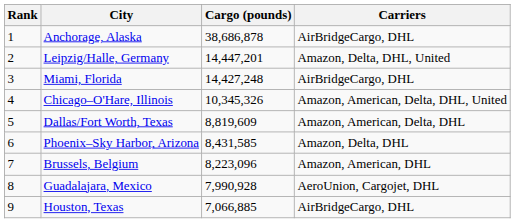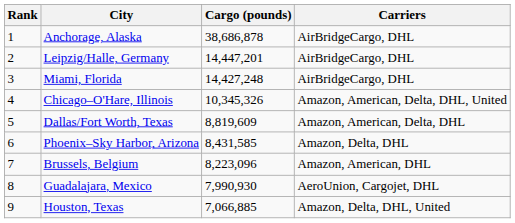(374, 57) Amazon, Delta, DHL, United -> (356, 57) AirBridgeCargo, DHL
(231, 185) 7,990,928 -> (231, 185) 7,990,930
(356, 207) AirBridgeCargo, DHL -> (374, 207) Amazon, Delta, DHL, United
